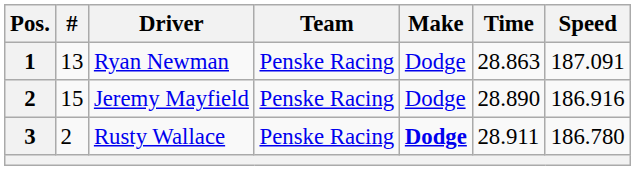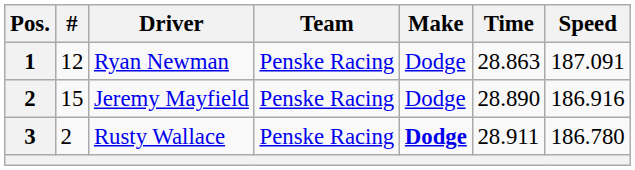(72, 61) 13 -> (72, 61) 12
